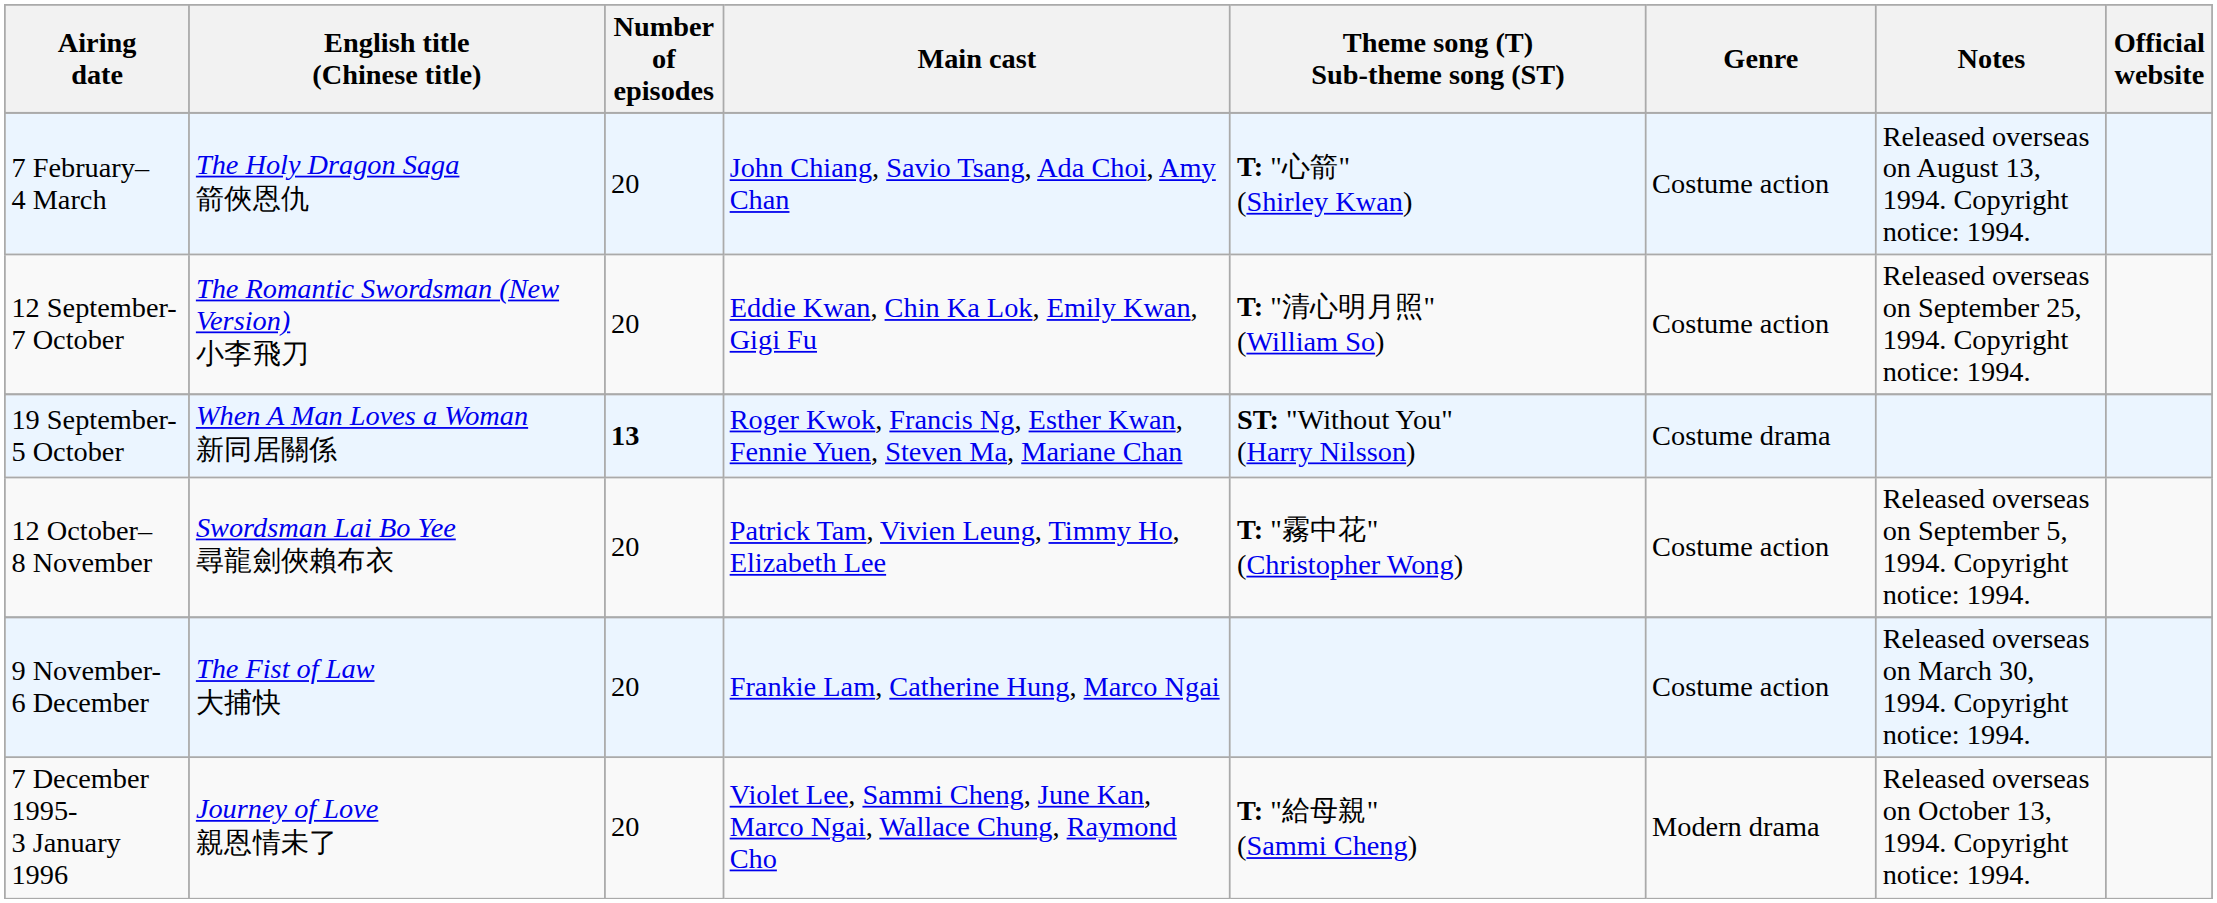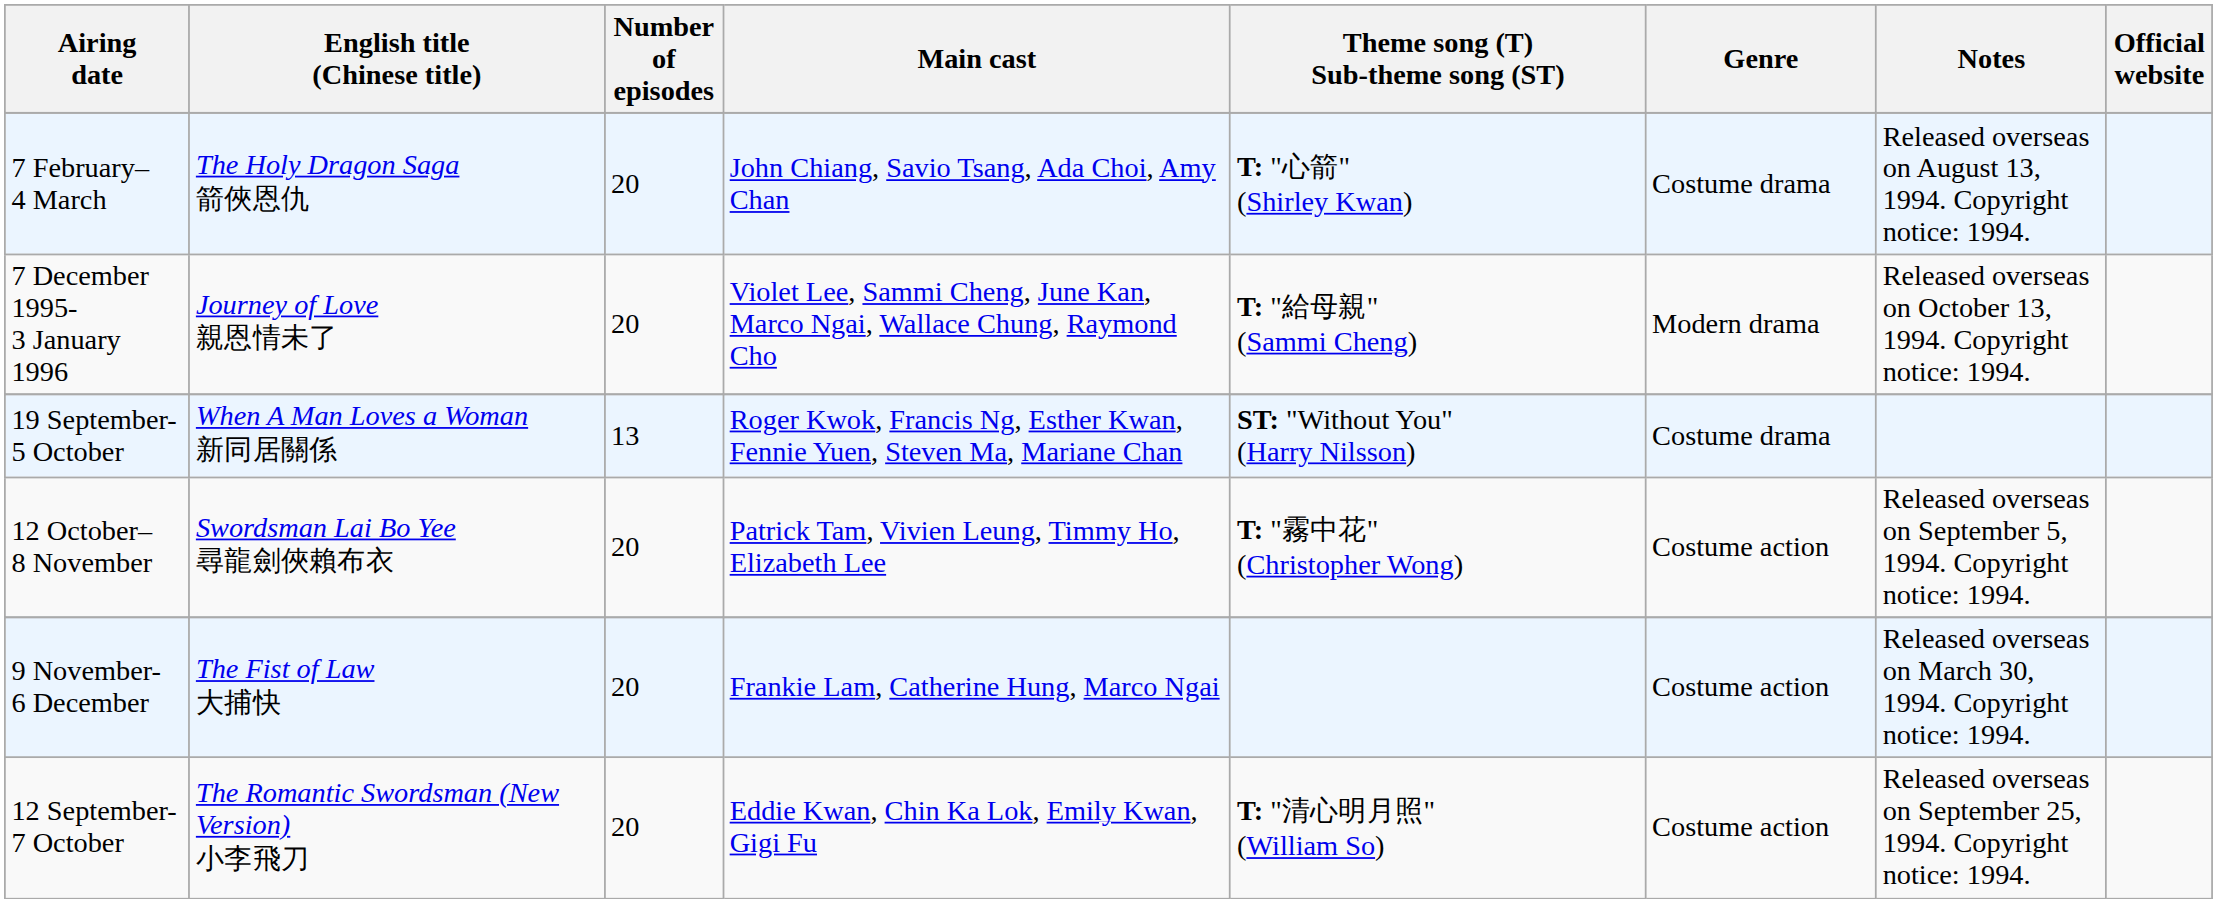(1741, 183) Costume action -> (1741, 183) Costume drama
rows swapped: (94, 323) <-> (80, 827)
(625, 435) bold -> (625, 435) normal
